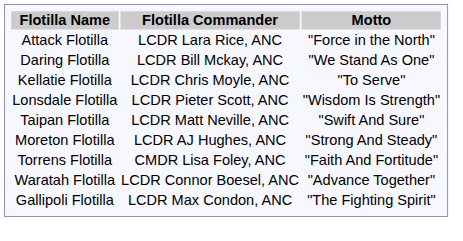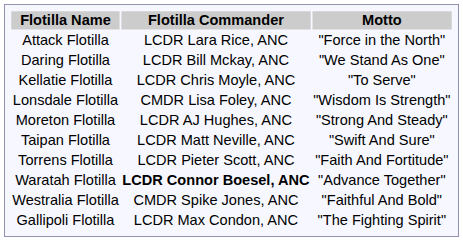(210, 100) LCDR Pieter Scott, ANC -> (216, 100) CMDR Lisa Foley, ANC
rows swapped: (65, 140) <-> (65, 120)
(210, 160) CMDR Lisa Foley, ANC -> (216, 160) LCDR Pieter Scott, ANC
(210, 180) normal -> (216, 180) bold
+ row: (65, 200)
